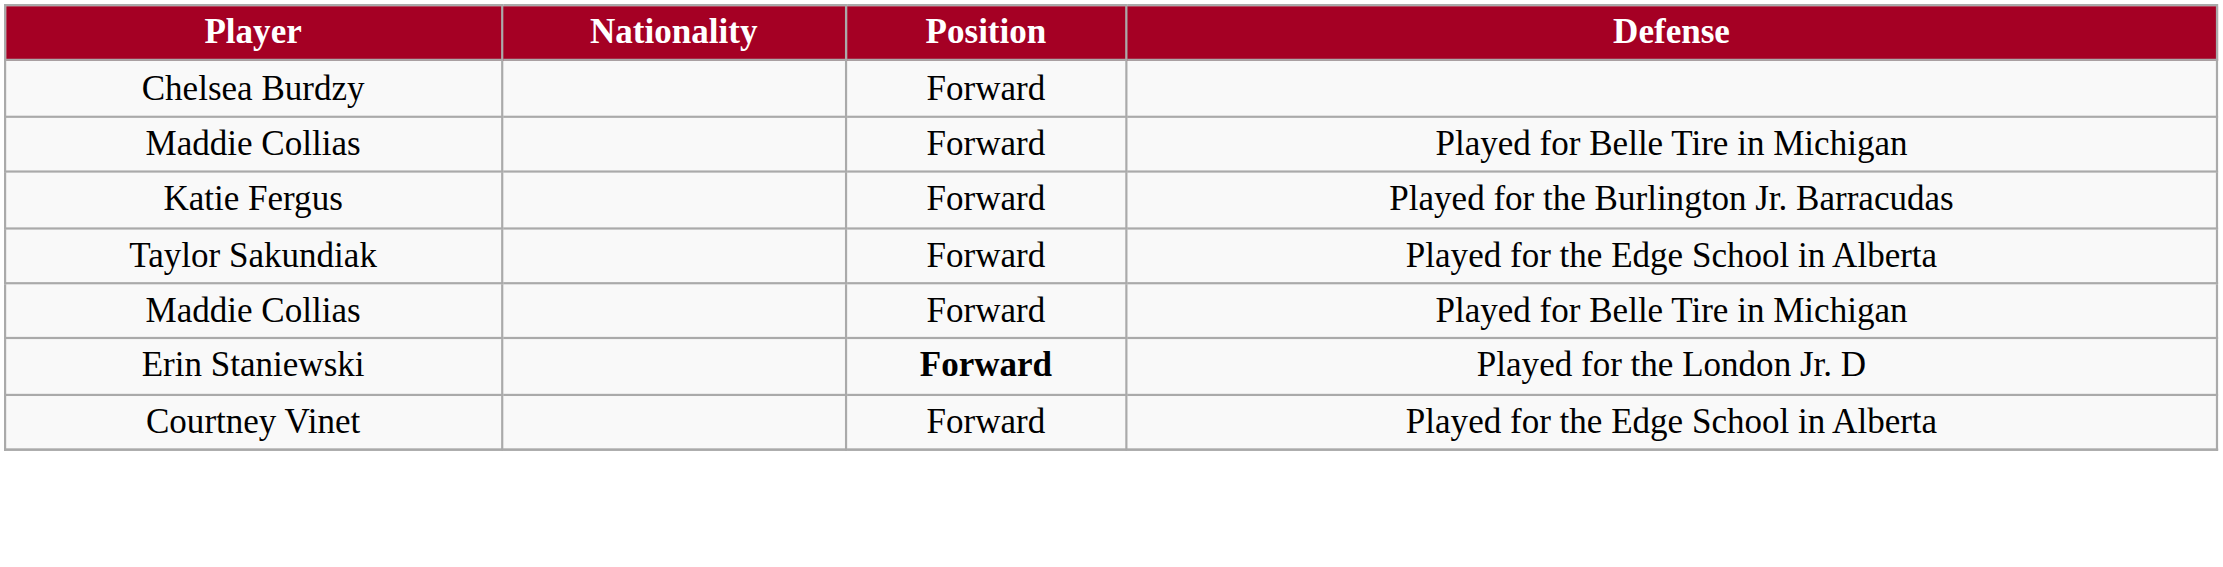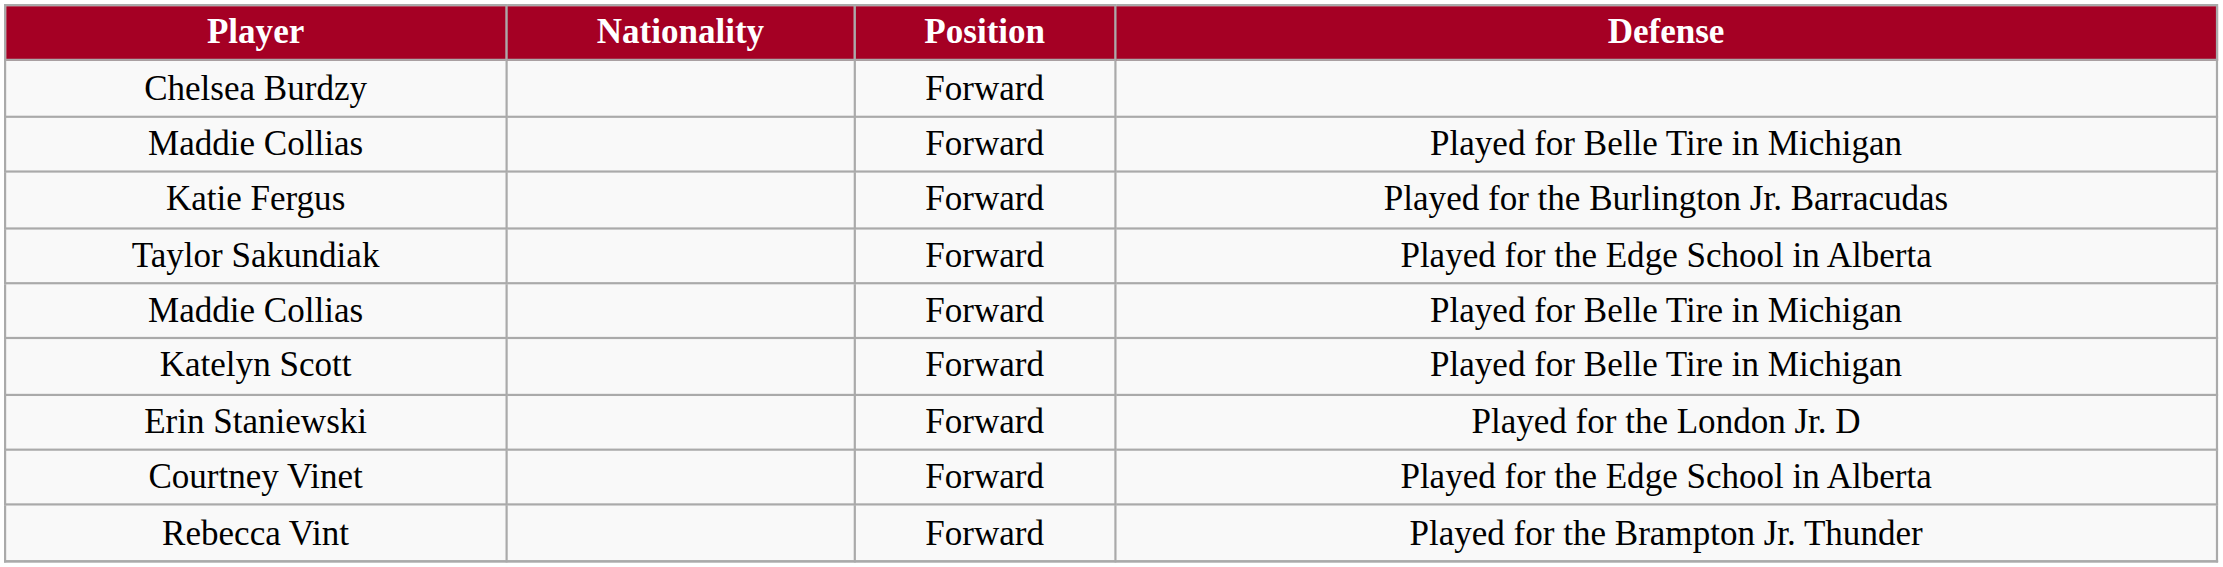+ row: (256, 365)
(986, 365) bold -> (985, 421) normal
+ row: (256, 532)
